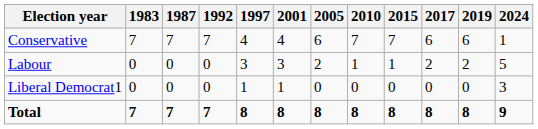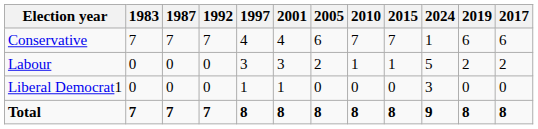columns swapped: (440, 16) <-> (514, 16)
